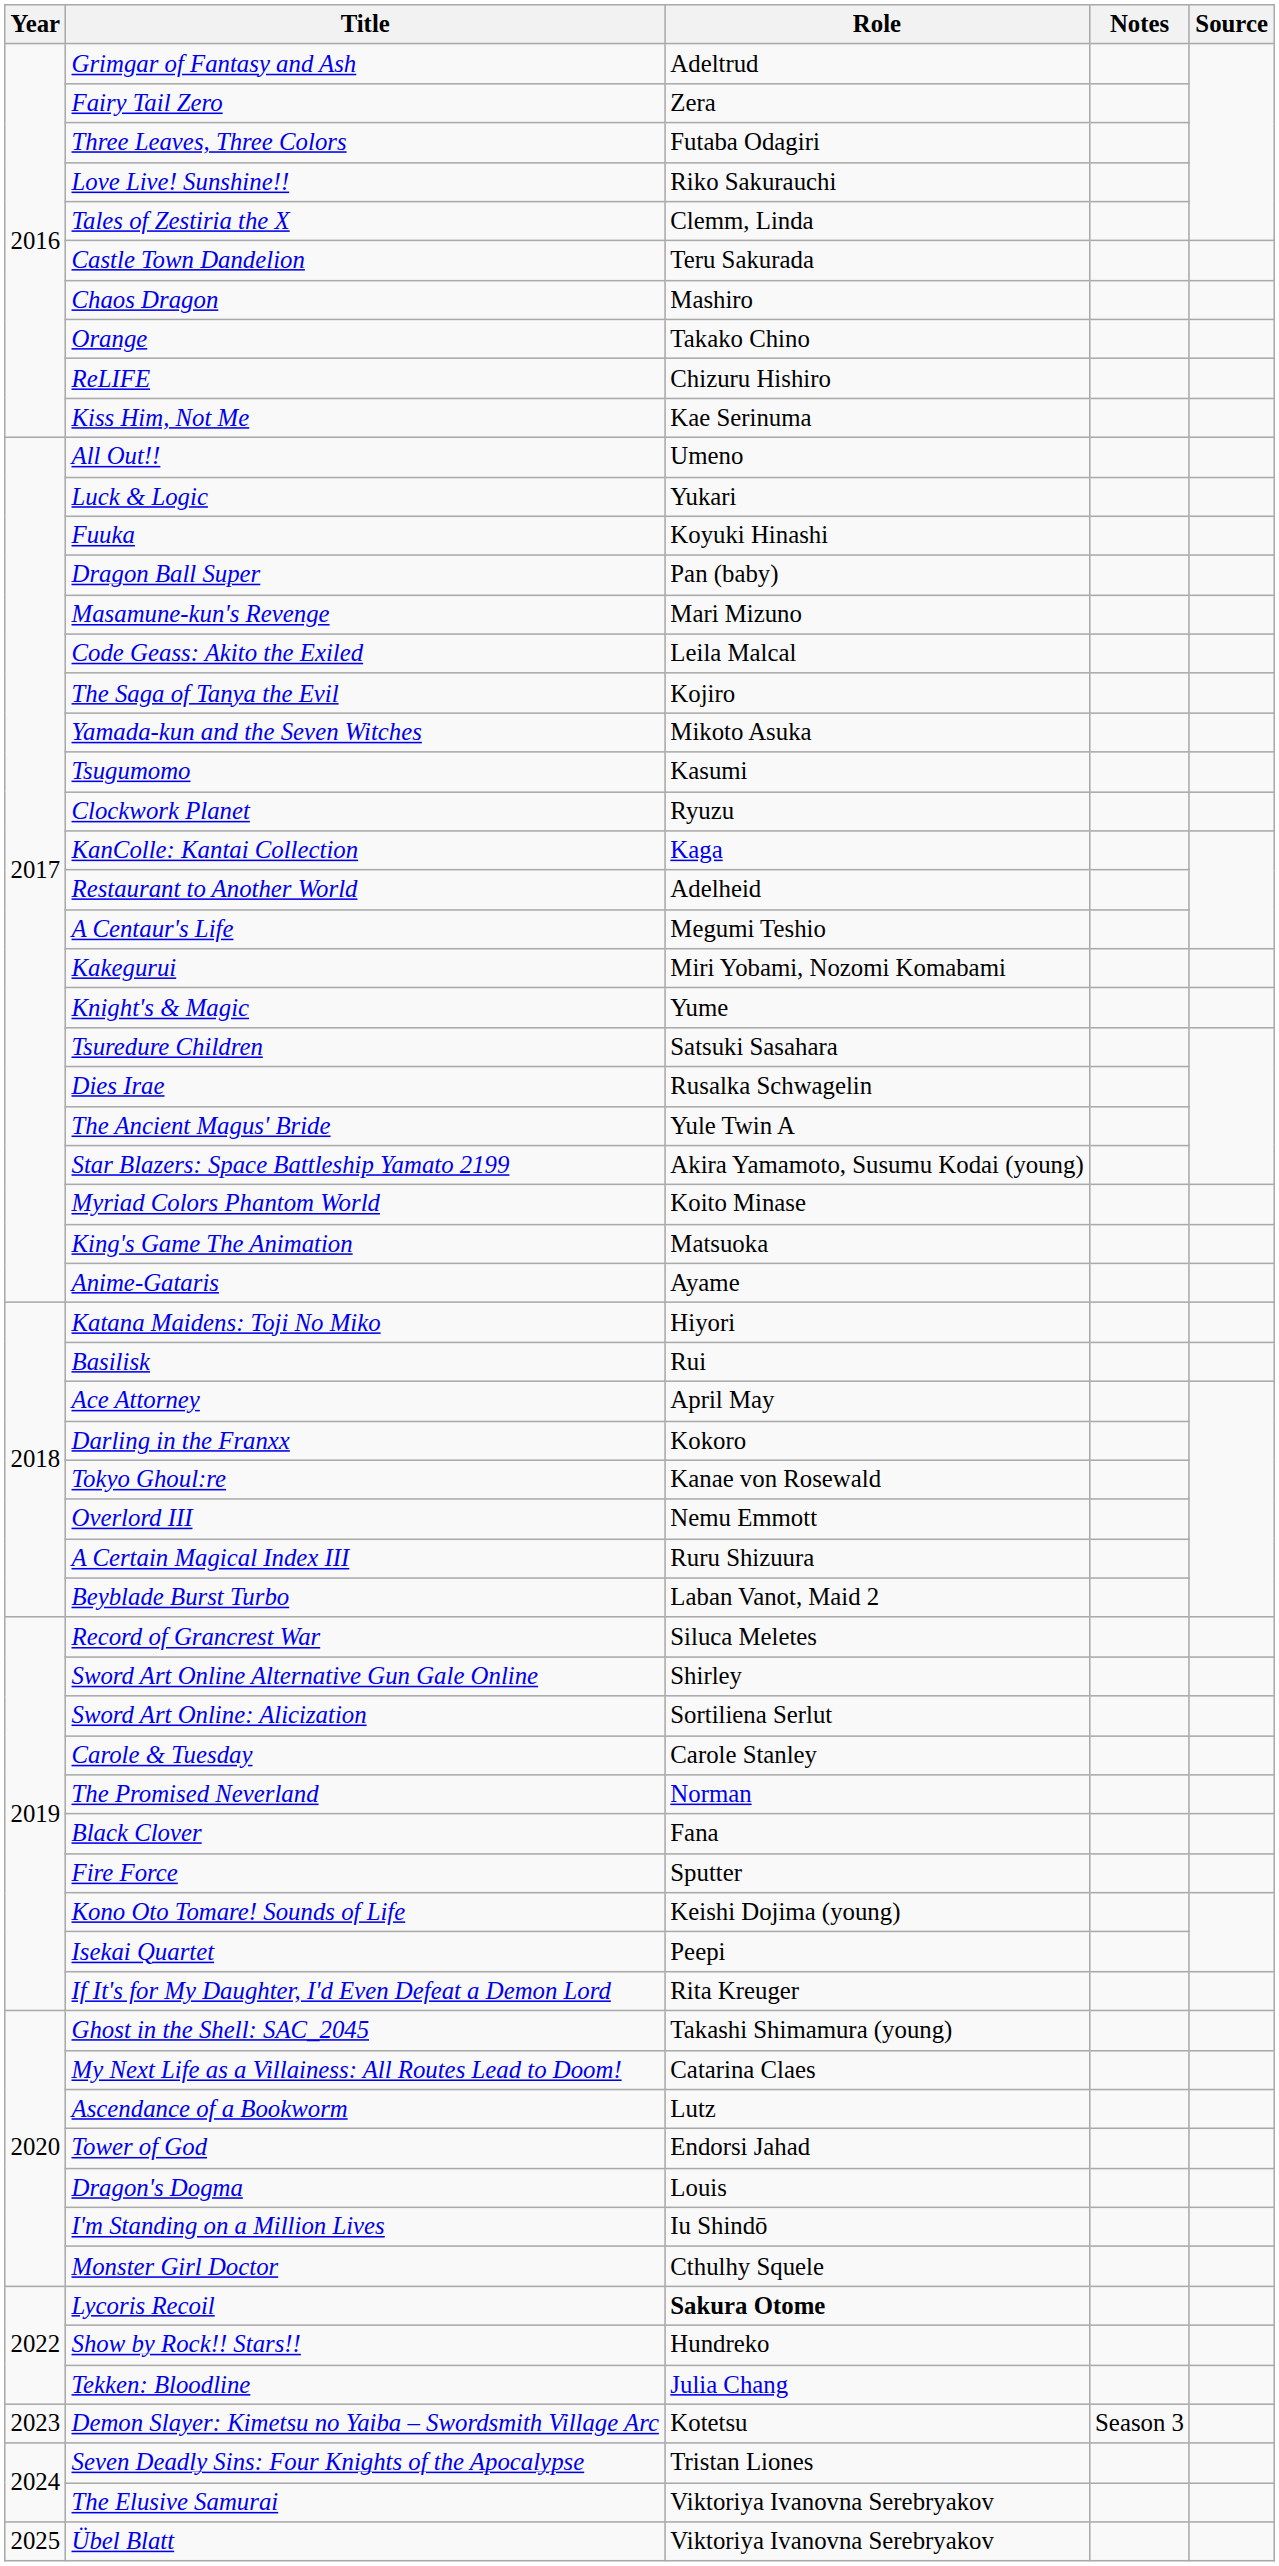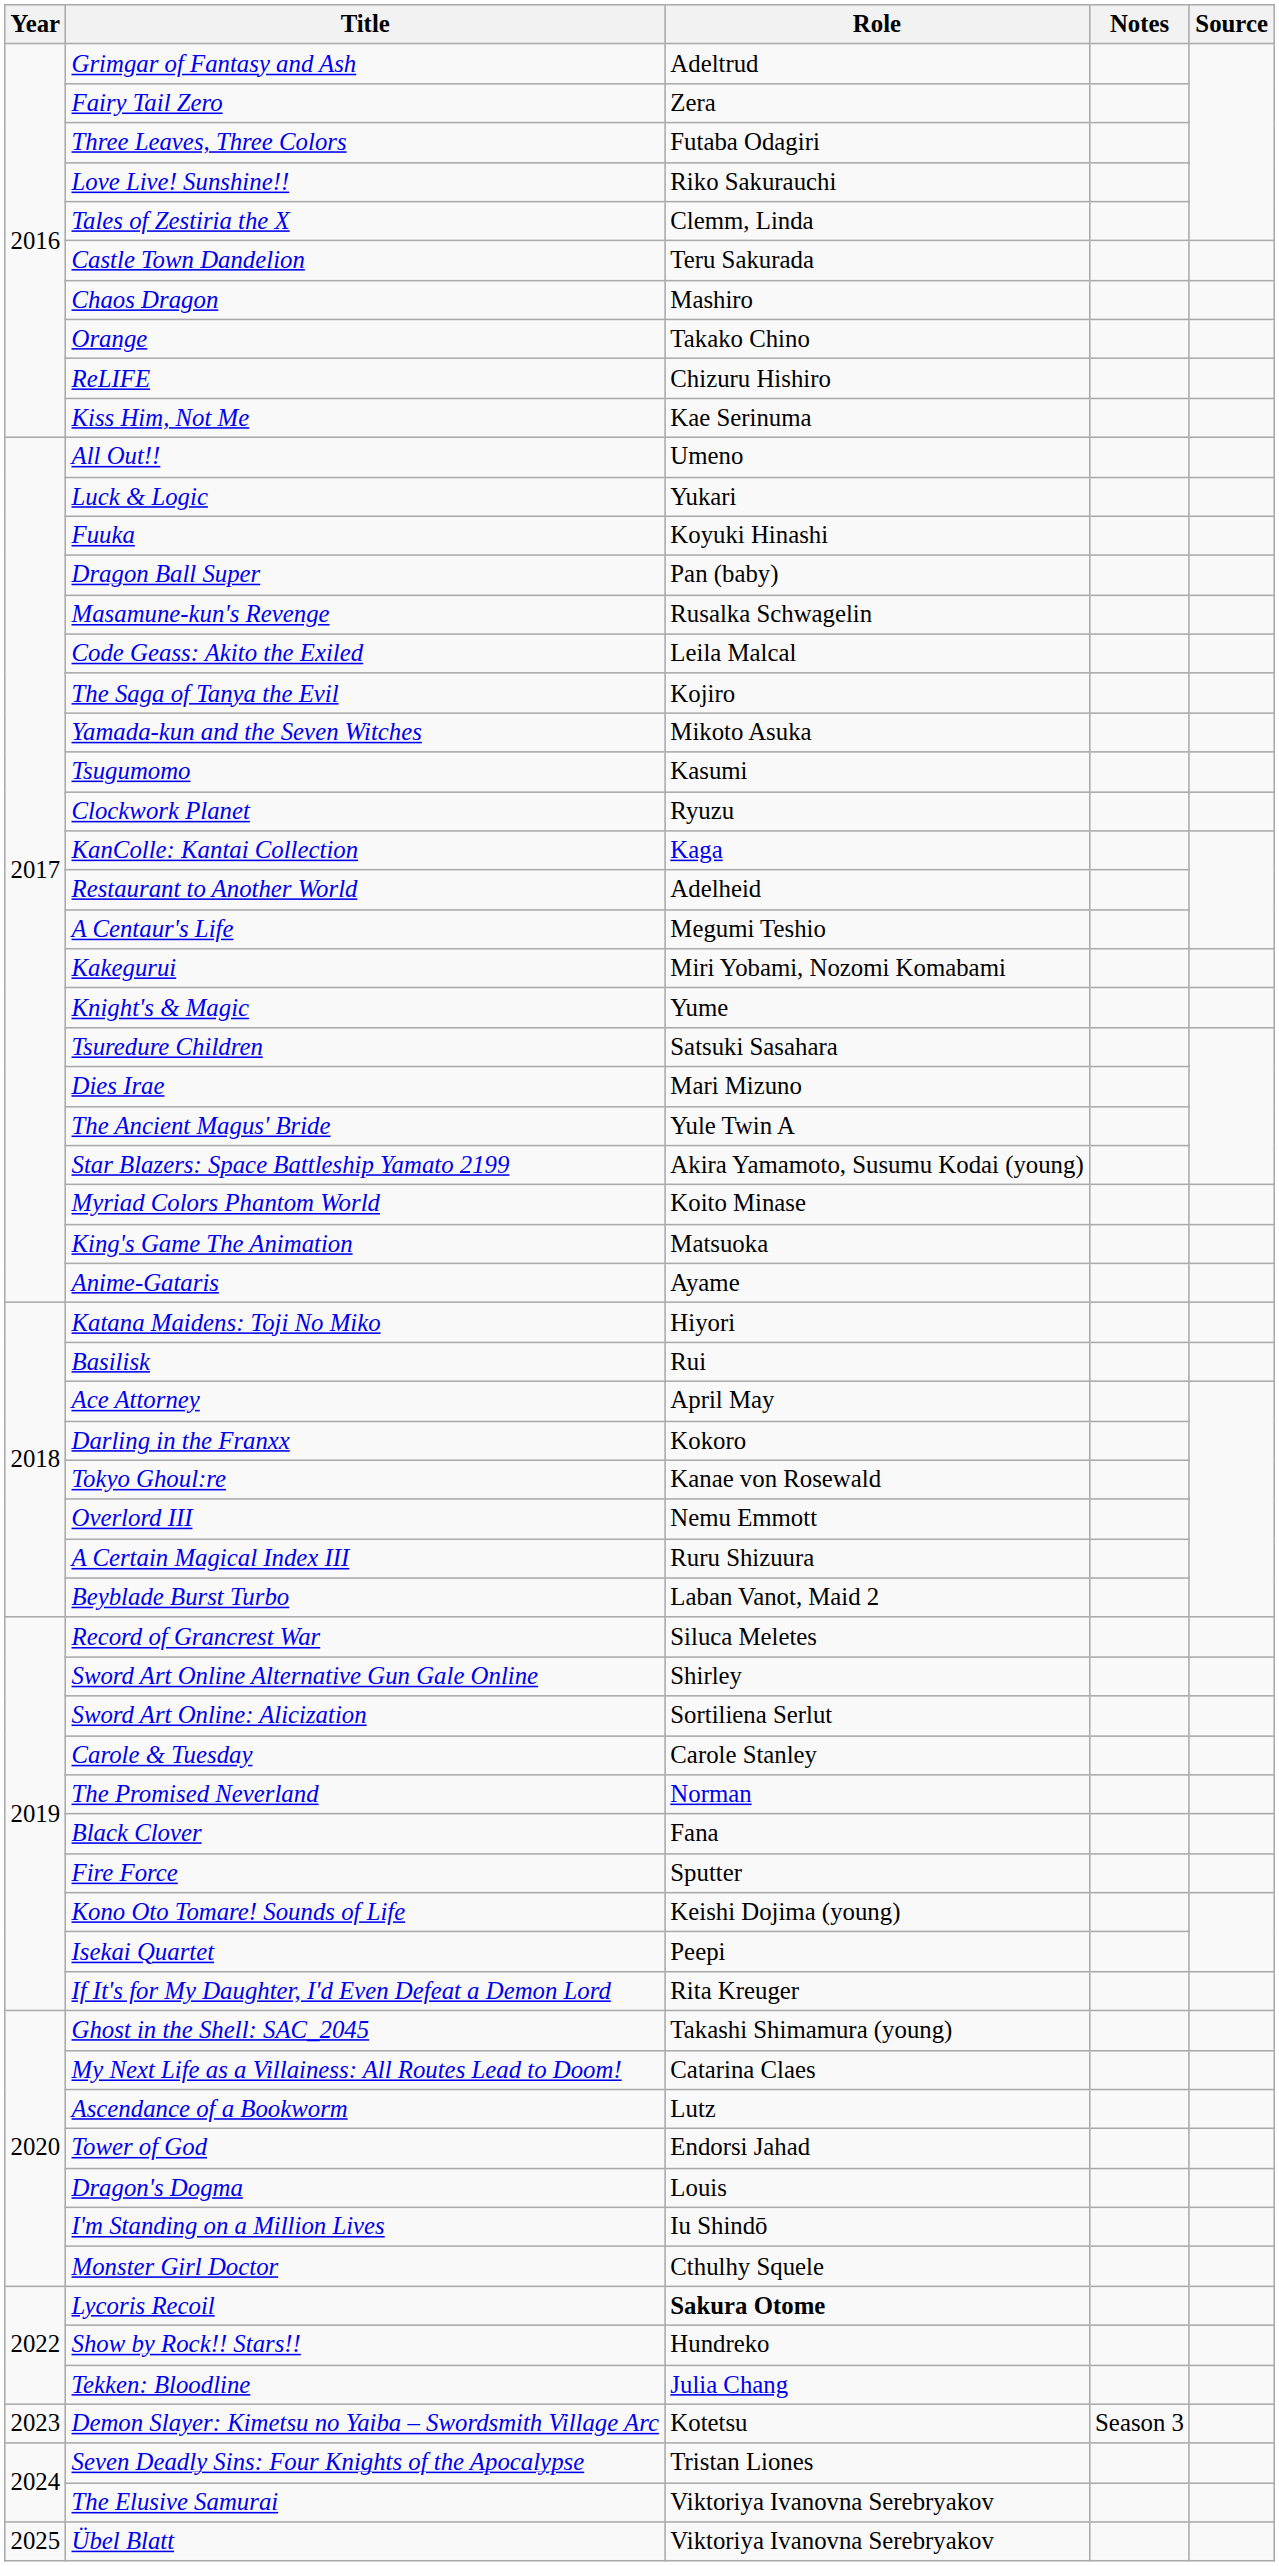(736, 614) Mari Mizuno -> (771, 614) Rusalka Schwagelin
(771, 1086) Rusalka Schwagelin -> (736, 1086) Mari Mizuno
